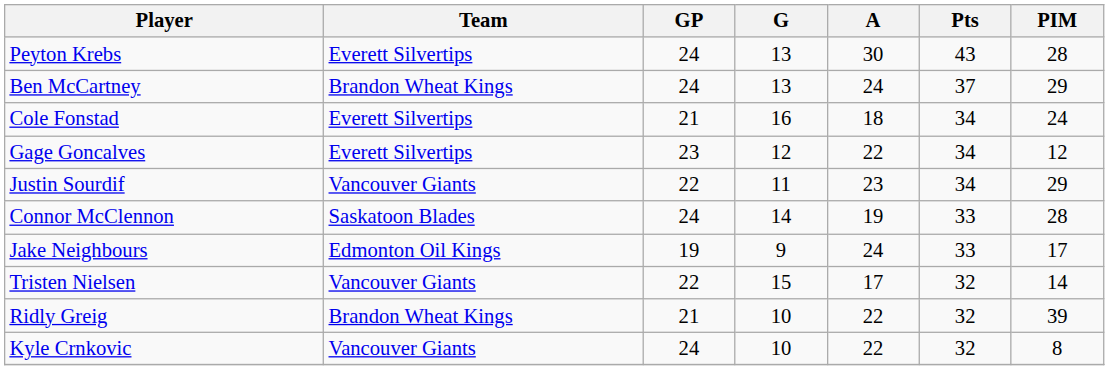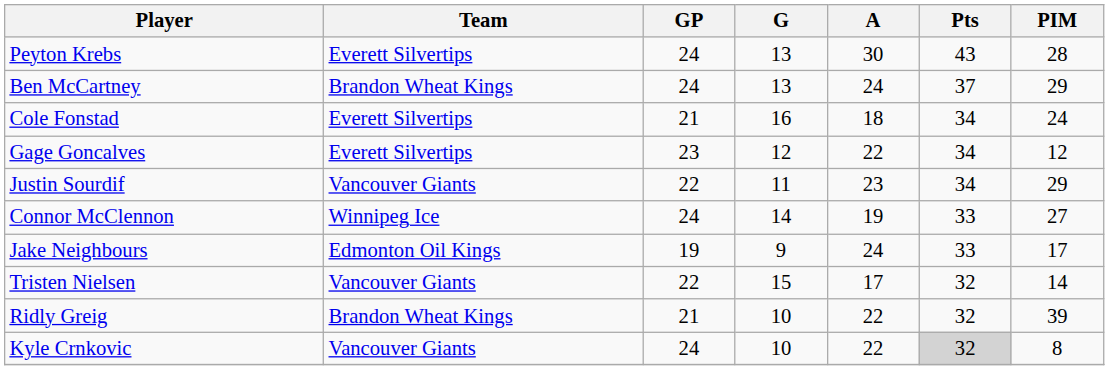(402, 217) Saskatoon Blades -> (384, 217) Winnipeg Ice
(1057, 217) 28 -> (1057, 217) 27
(965, 348) no background -> (965, 348) lightgrey background
